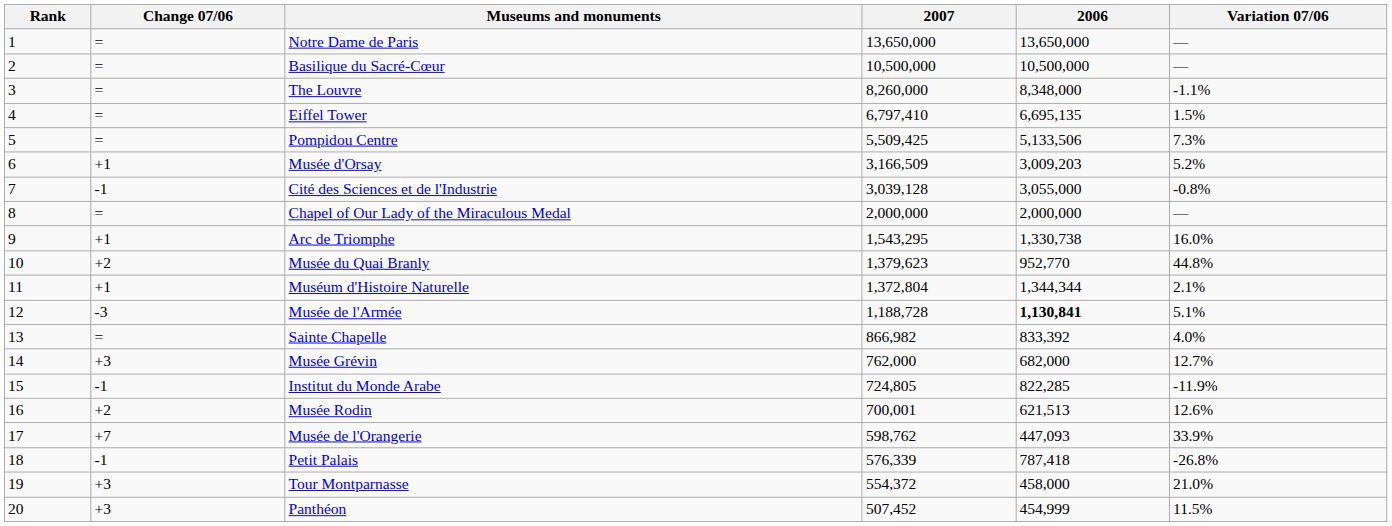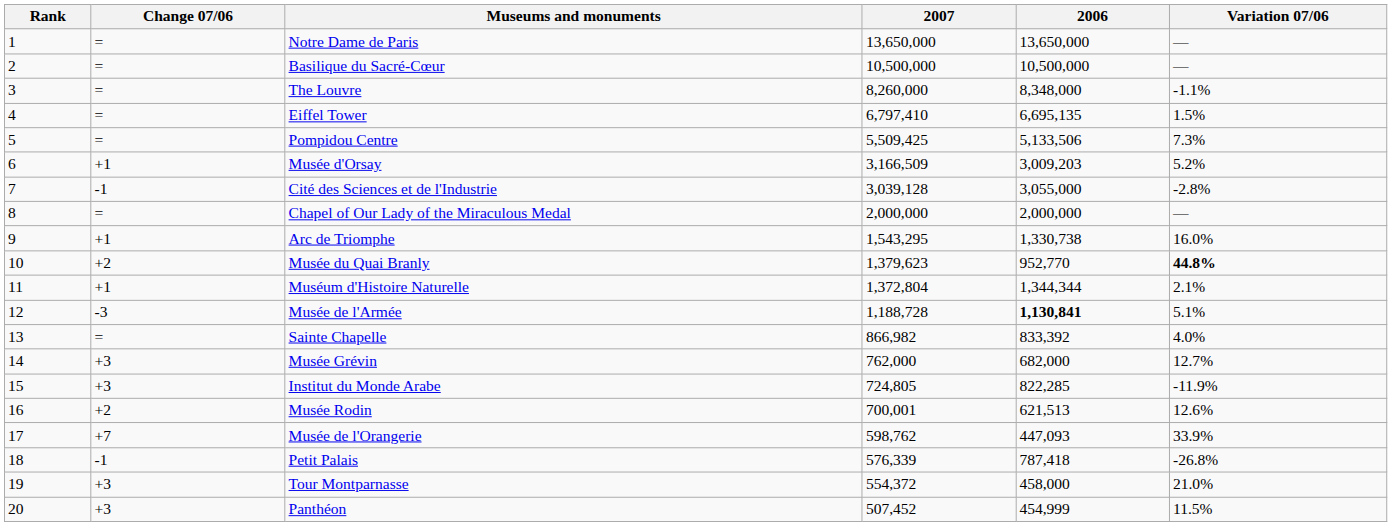(1192, 189) -0.8% -> (1192, 189) -2.8%
(1193, 262) normal -> (1194, 262) bold
(101, 386) -1 -> (103, 386) +3
